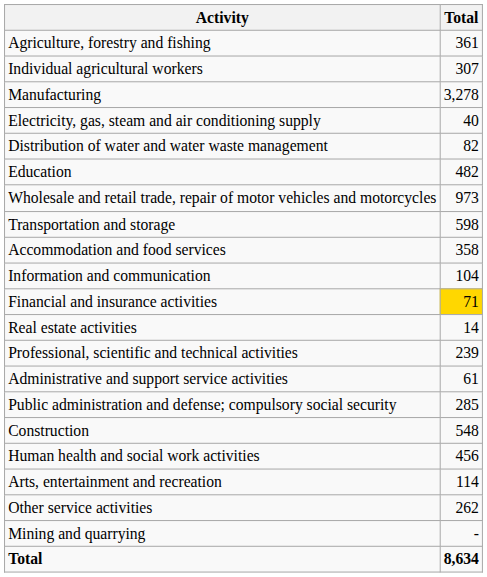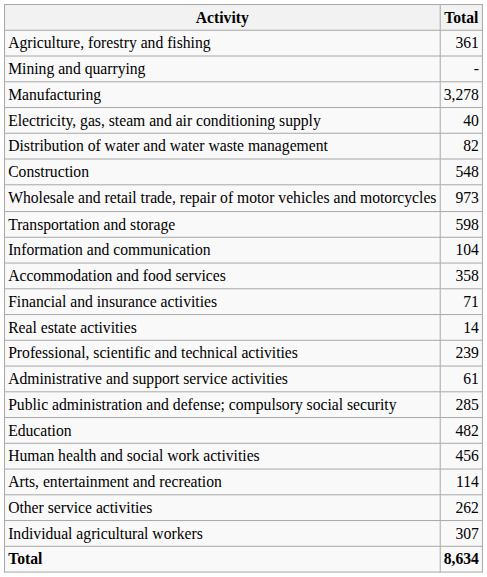rows swapped: (77, 533) <-> (105, 69)
rows swapped: (49, 430) <-> (40, 172)
rows swapped: (117, 249) <-> (109, 275)
(471, 301) gold background -> (471, 301) no background
